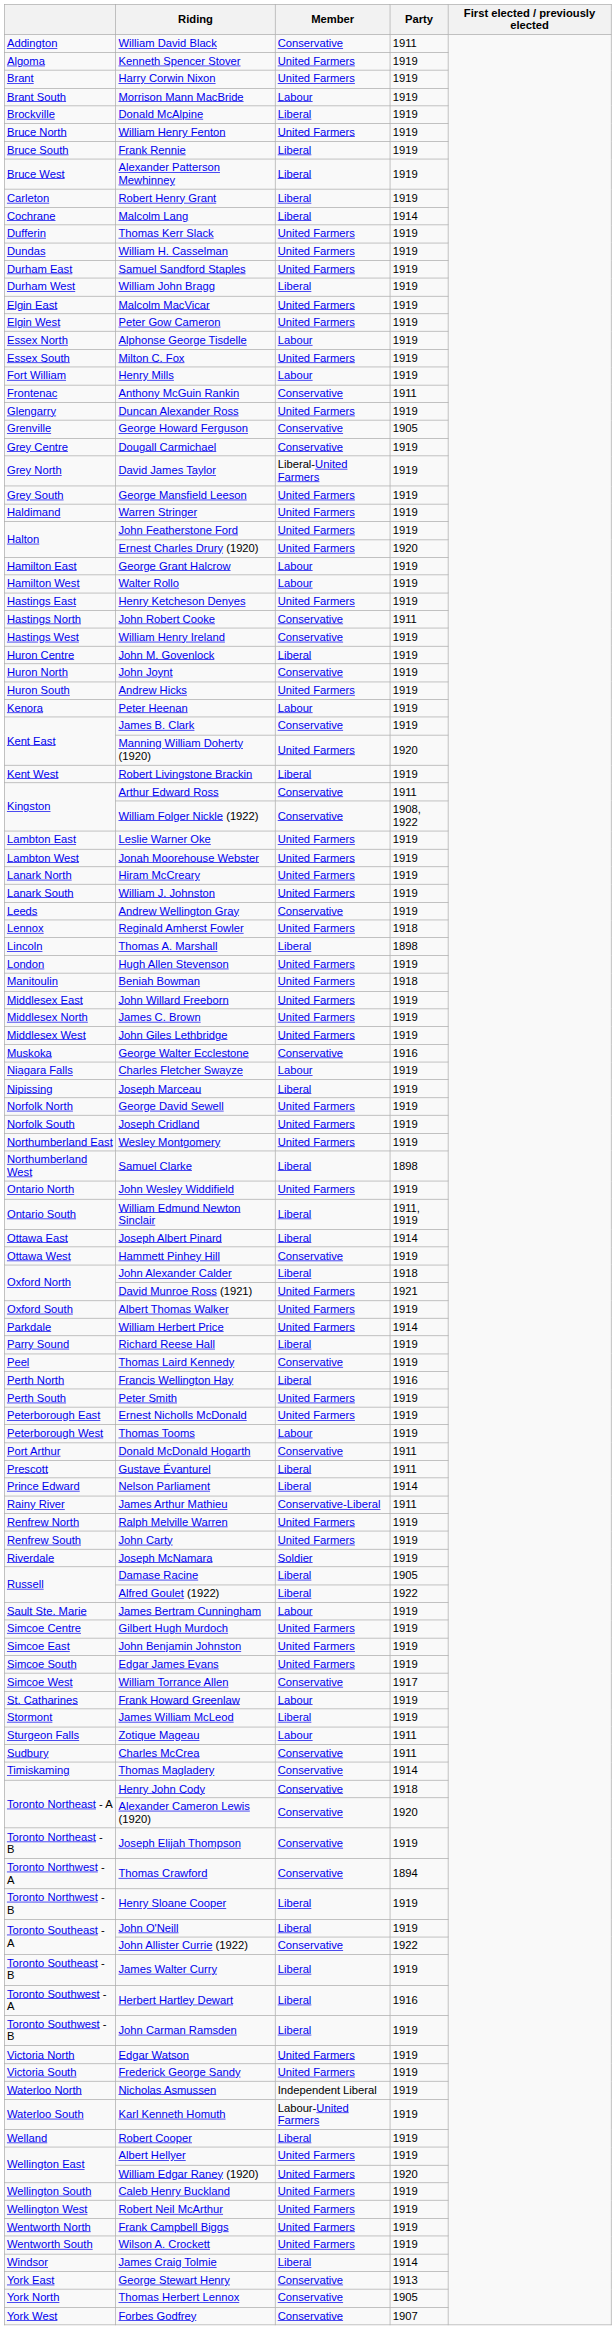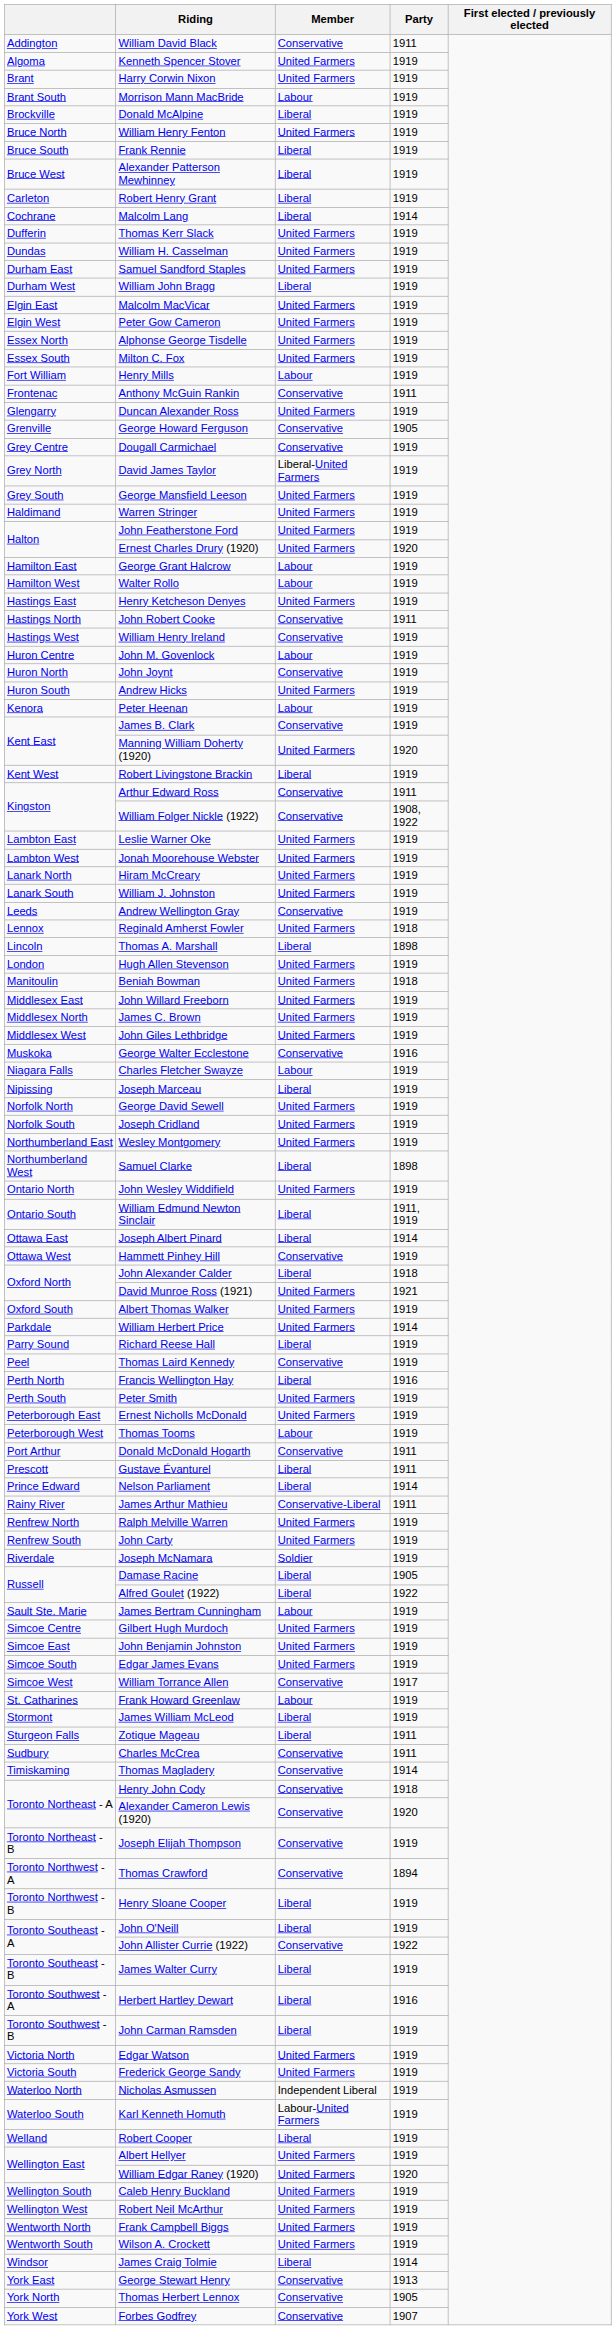(295, 340) Labour -> (316, 340) United Farmers
(295, 655) Liberal -> (295, 655) Labour
(295, 1735) Labour -> (295, 1735) Liberal
